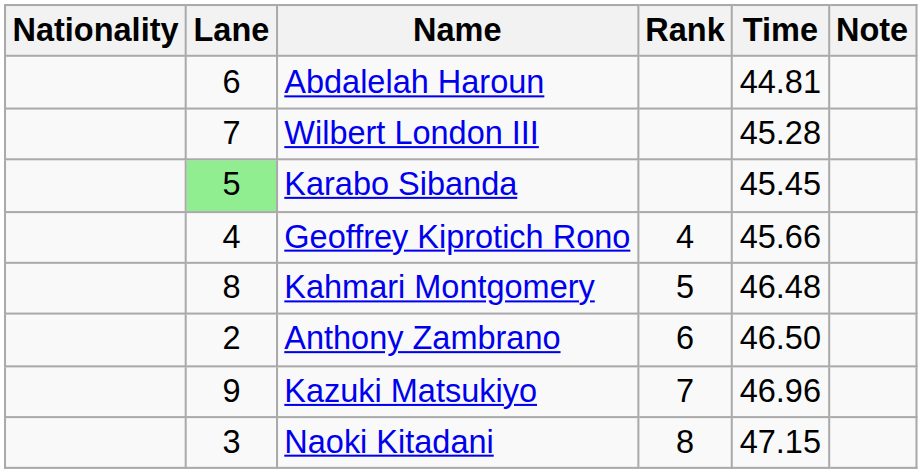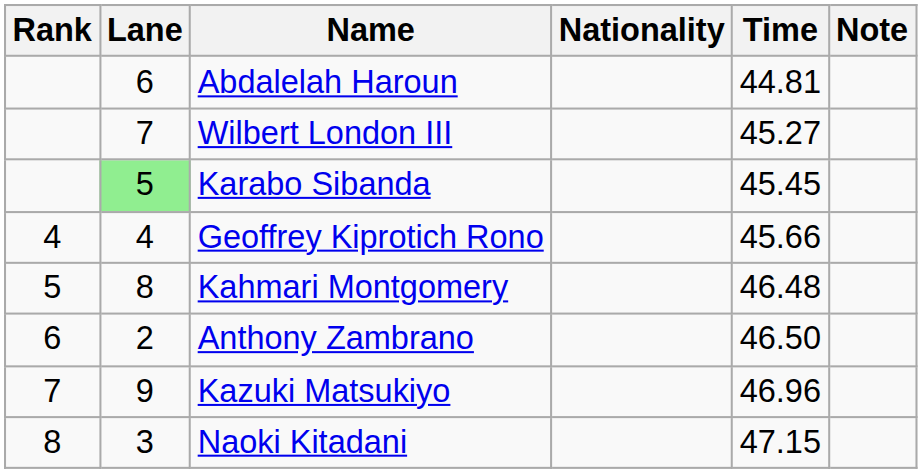columns swapped: (685, 30) <-> (96, 30)
(780, 133) 45.28 -> (780, 133) 45.27
